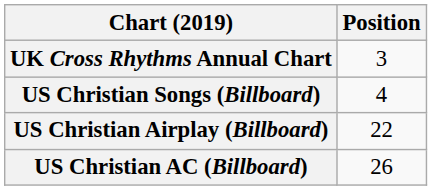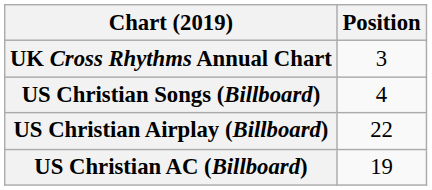(382, 166) 26 -> (382, 166) 19
